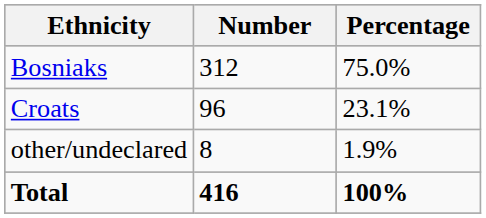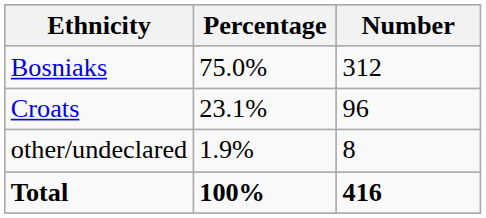columns swapped: (265, 25) <-> (408, 25)
